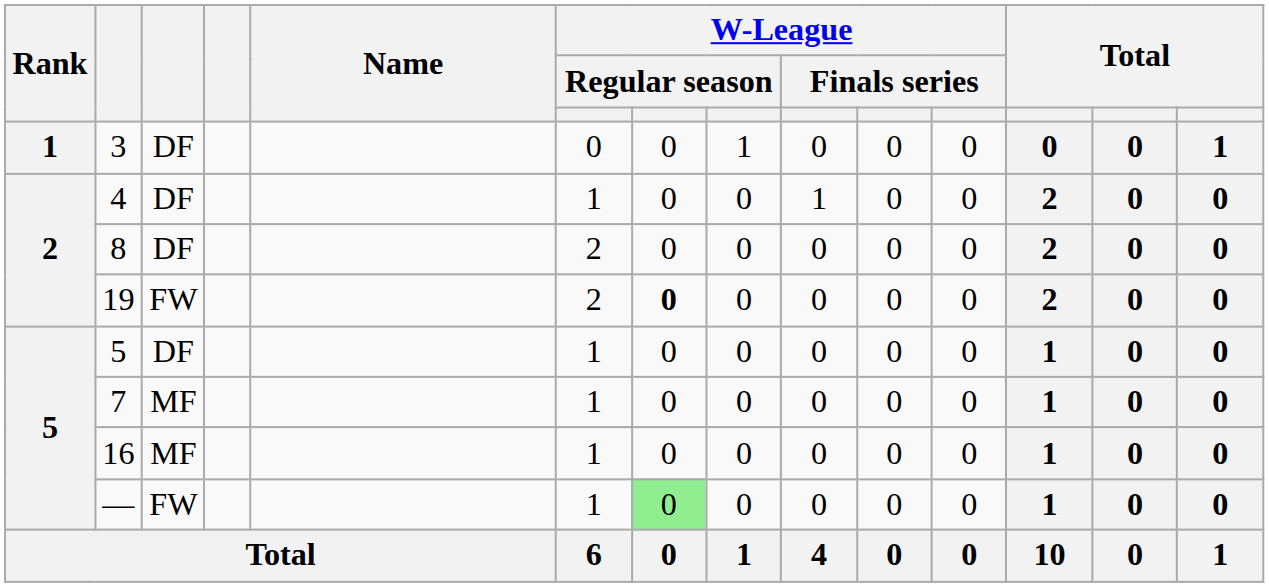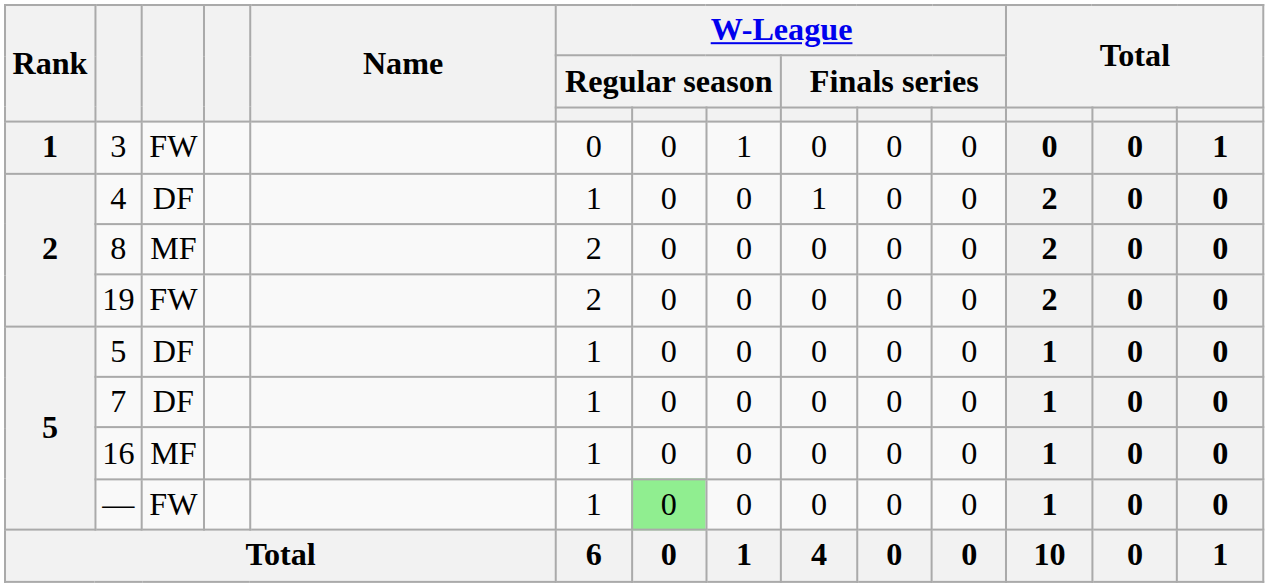(173, 146) DF -> (173, 146) FW
(173, 248) DF -> (173, 248) MF
(669, 299) bold -> (669, 299) normal
(173, 401) MF -> (173, 401) DF
